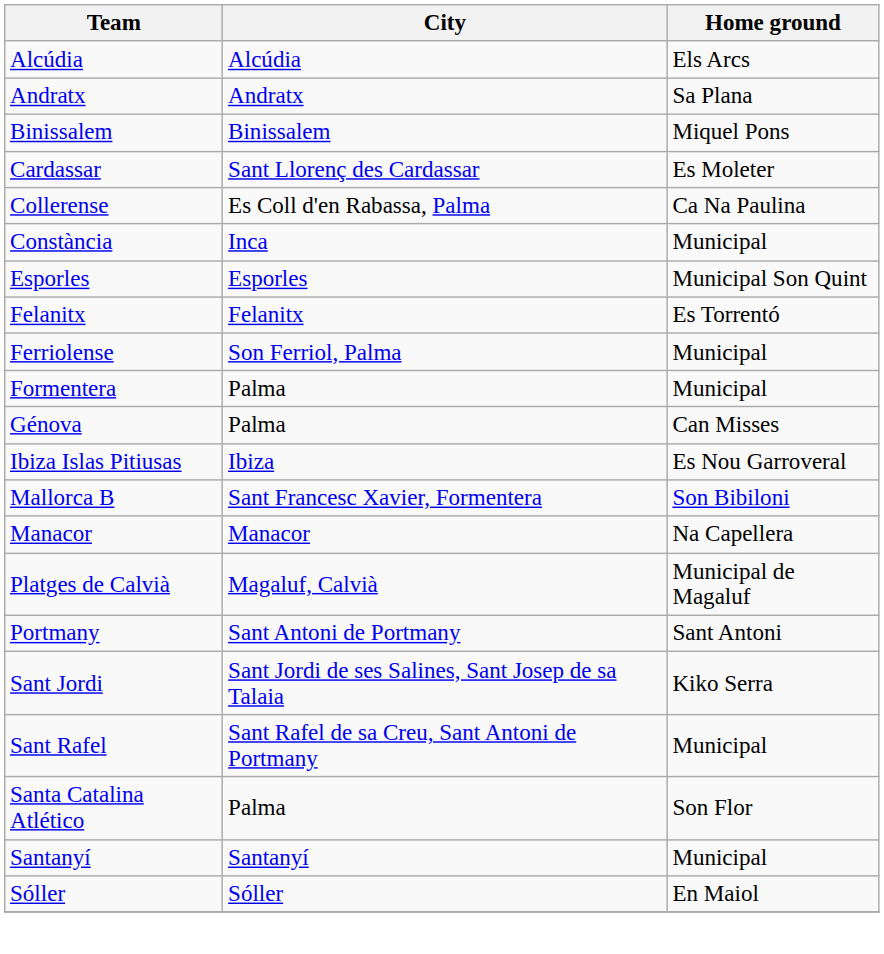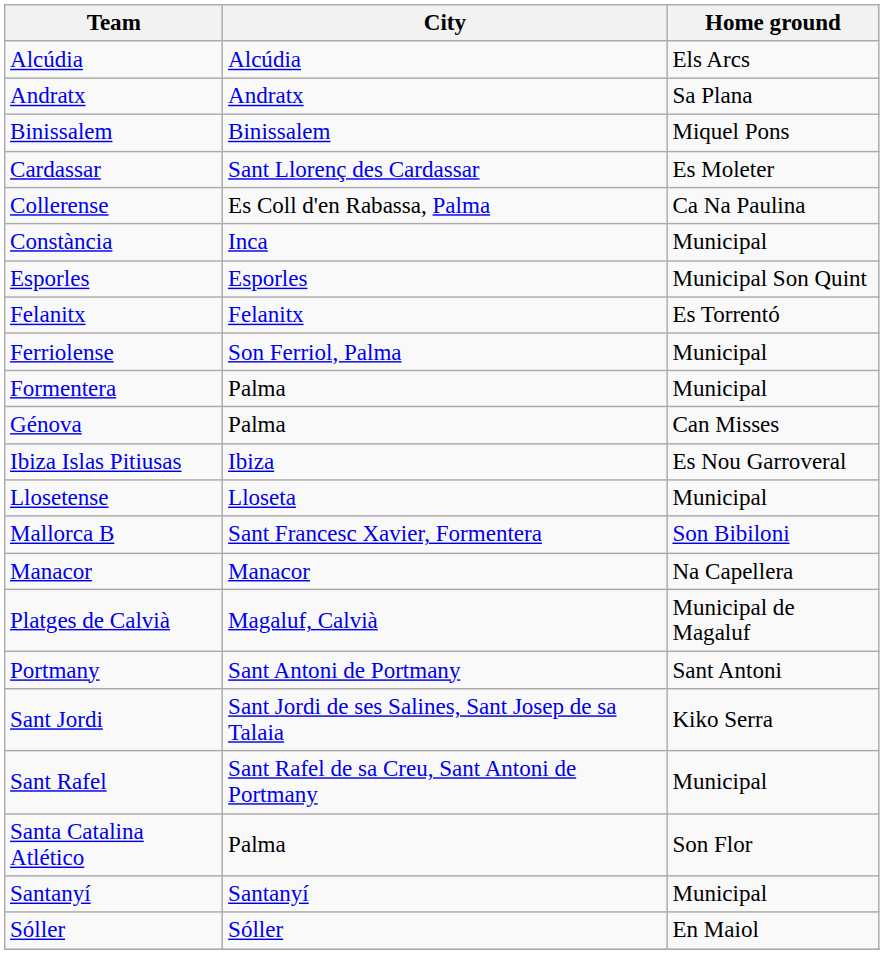+ row: (59, 497)
